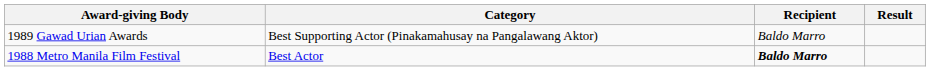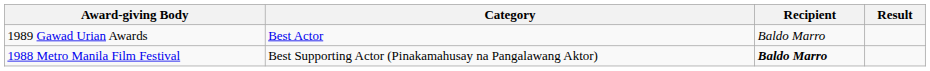(433, 35) Best Supporting Actor (Pinakamahusay na Pangalawang Aktor) -> (296, 35) Best Actor
(296, 55) Best Actor -> (433, 55) Best Supporting Actor (Pinakamahusay na Pangalawang Aktor)
